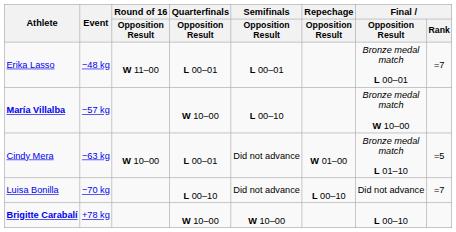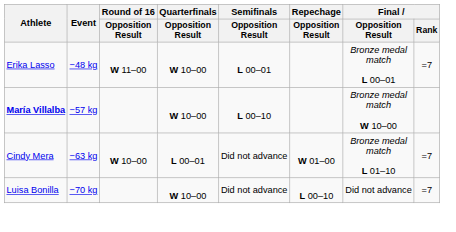(200, 70) L 00–01 -> (188, 70) W 10–00
(439, 156) =5 -> (427, 156) =7
(200, 196) L 00–10 -> (188, 196) W 10–00
- row: (42, 216)
